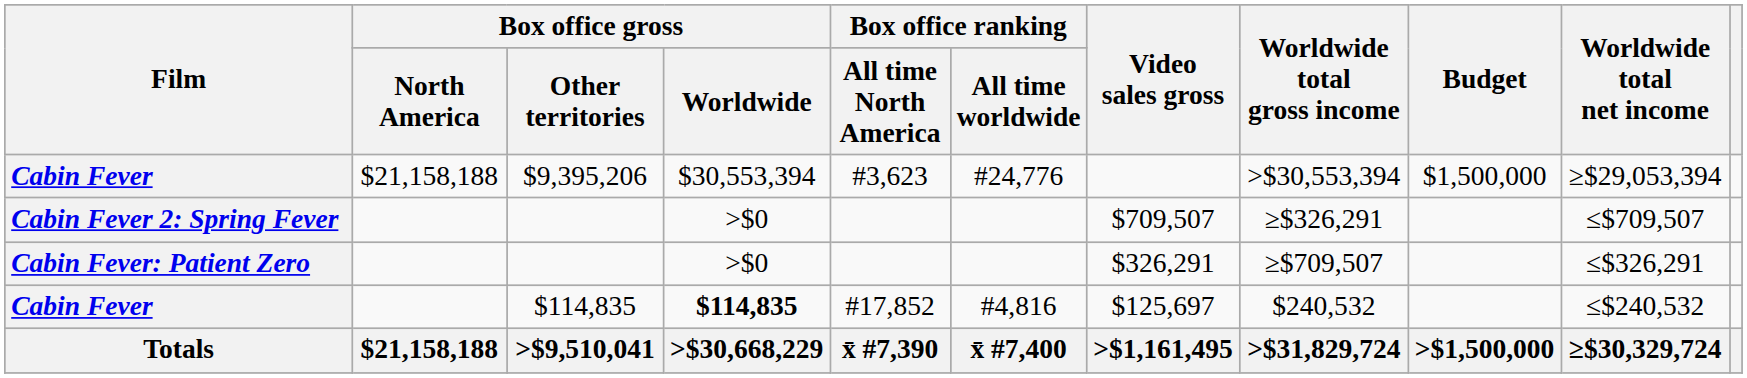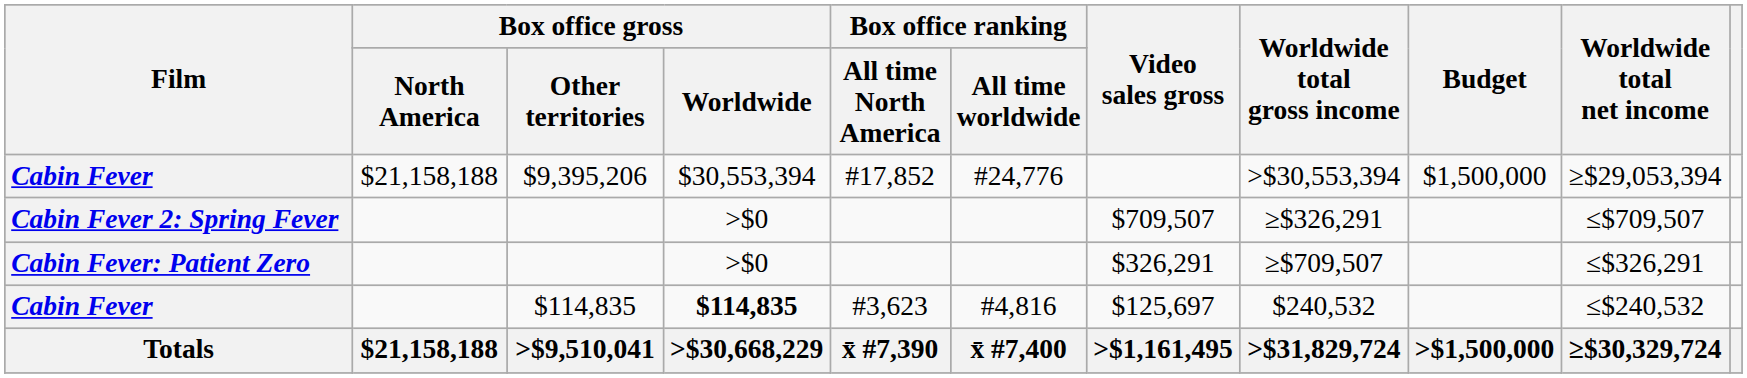(890, 175) #3,623 -> (890, 175) #17,852
(890, 306) #17,852 -> (890, 306) #3,623
